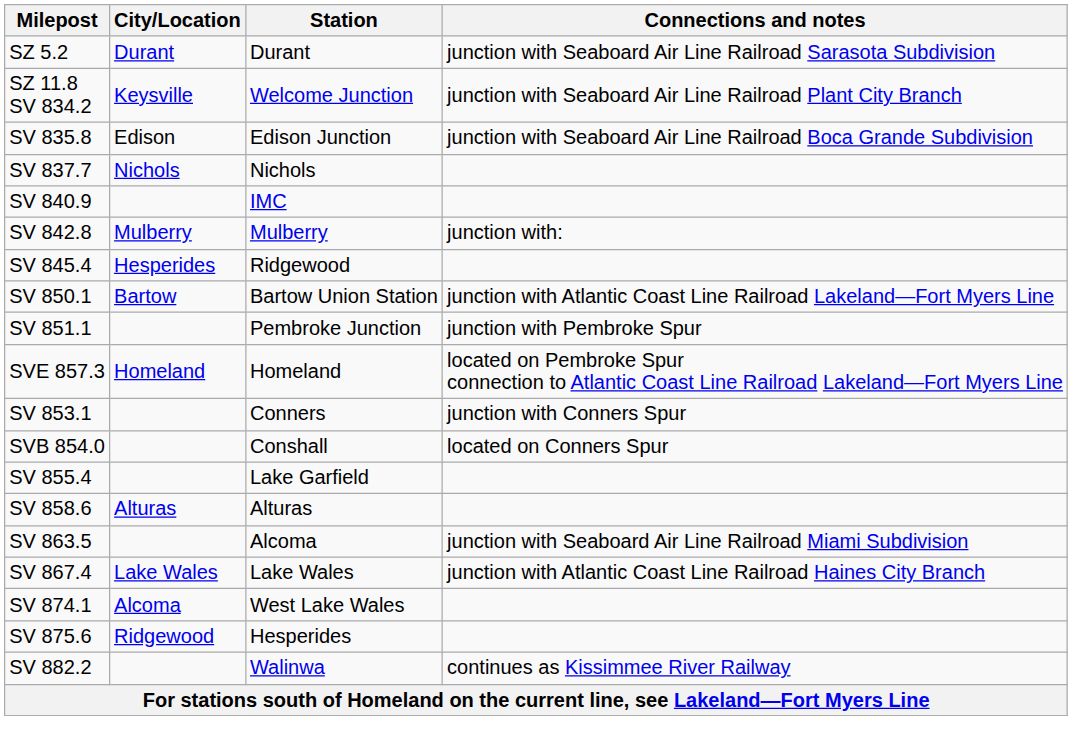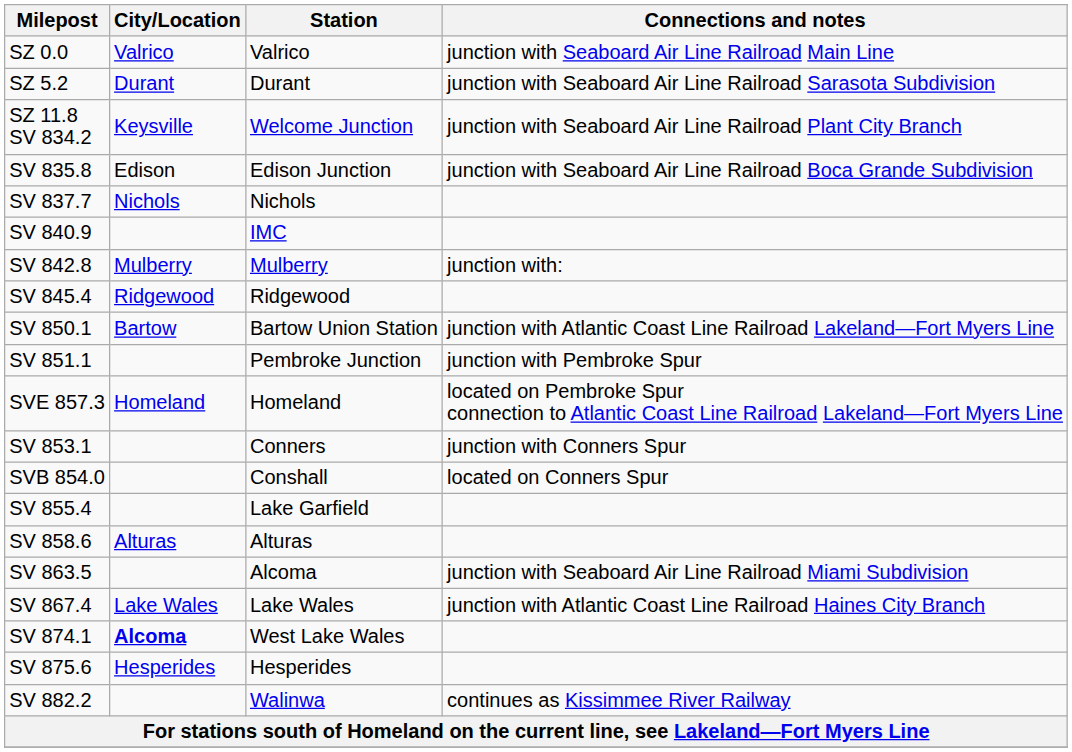+ row: (39, 52)
(165, 264) Hesperides -> (164, 296) Ridgewood
(147, 604) normal -> (150, 636) bold
(164, 636) Ridgewood -> (165, 668) Hesperides
